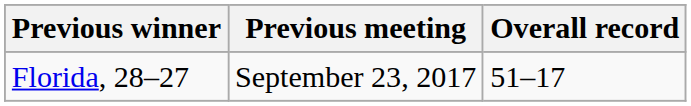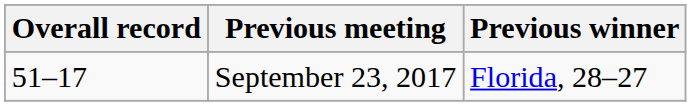columns swapped: (585, 28) <-> (116, 28)
